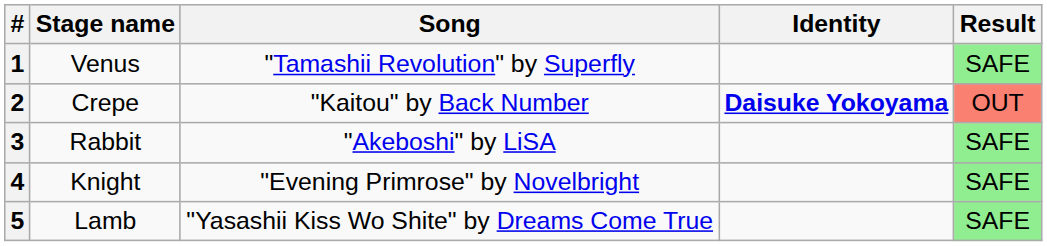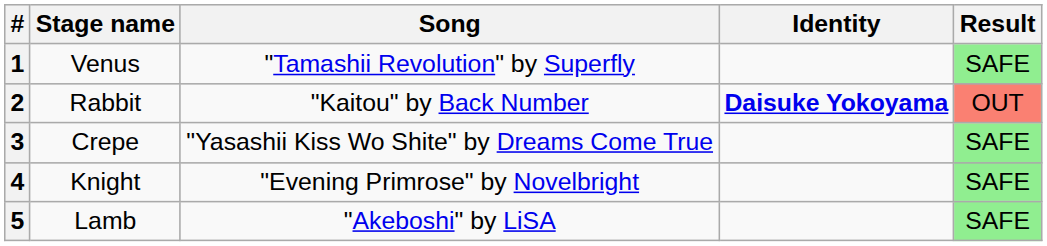(105, 102) Crepe -> (105, 102) Rabbit
(105, 142) Rabbit -> (105, 142) Crepe
(450, 142) "Akeboshi" by LiSA -> (450, 142) "Yasashii Kiss Wo Shite" by Dreams Come True
(450, 220) "Yasashii Kiss Wo Shite" by Dreams Come True -> (450, 220) "Akeboshi" by LiSA
